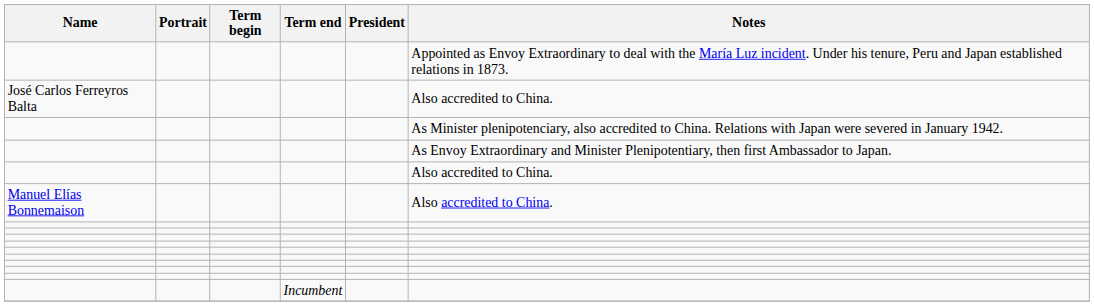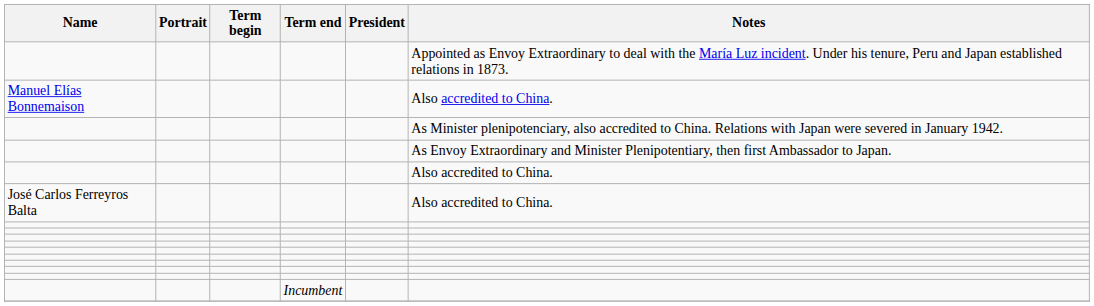rows swapped: (46, 202) <-> (68, 98)
